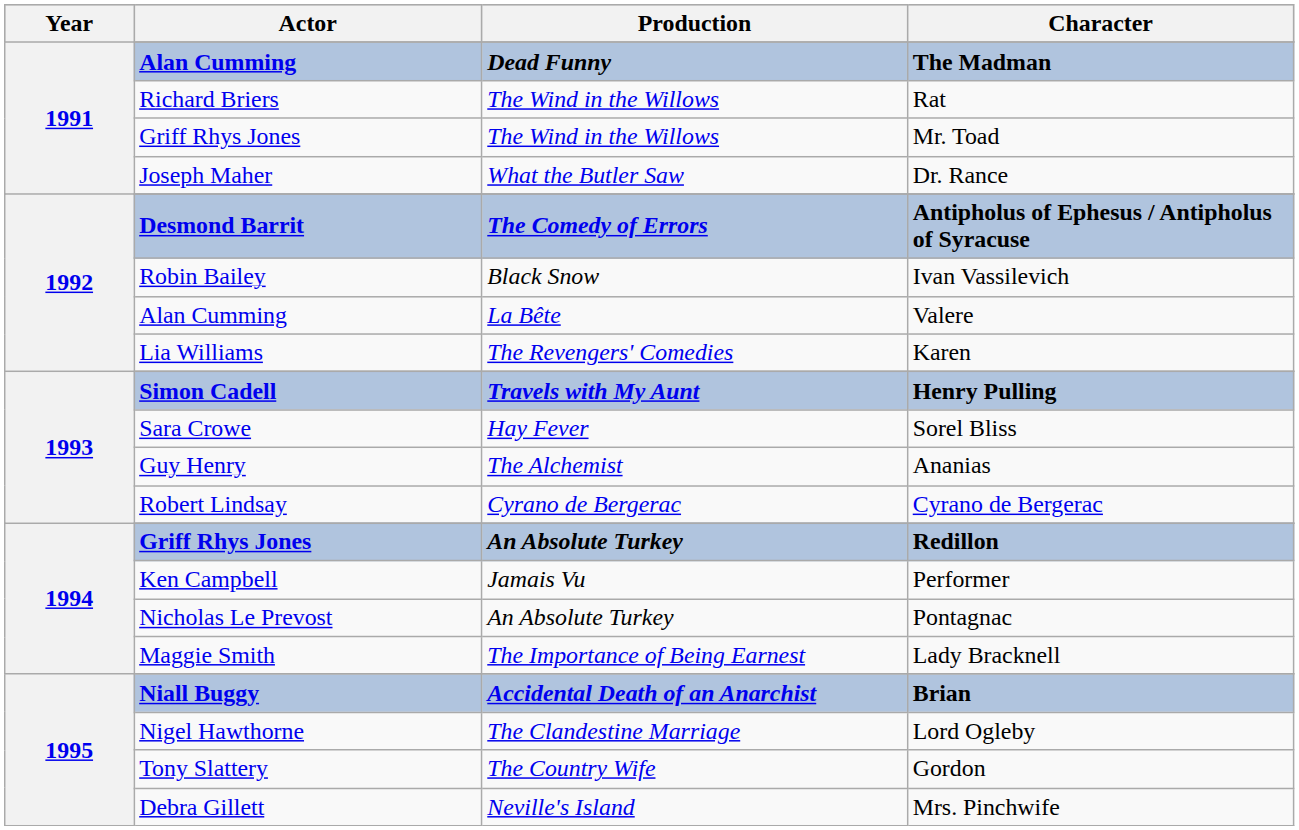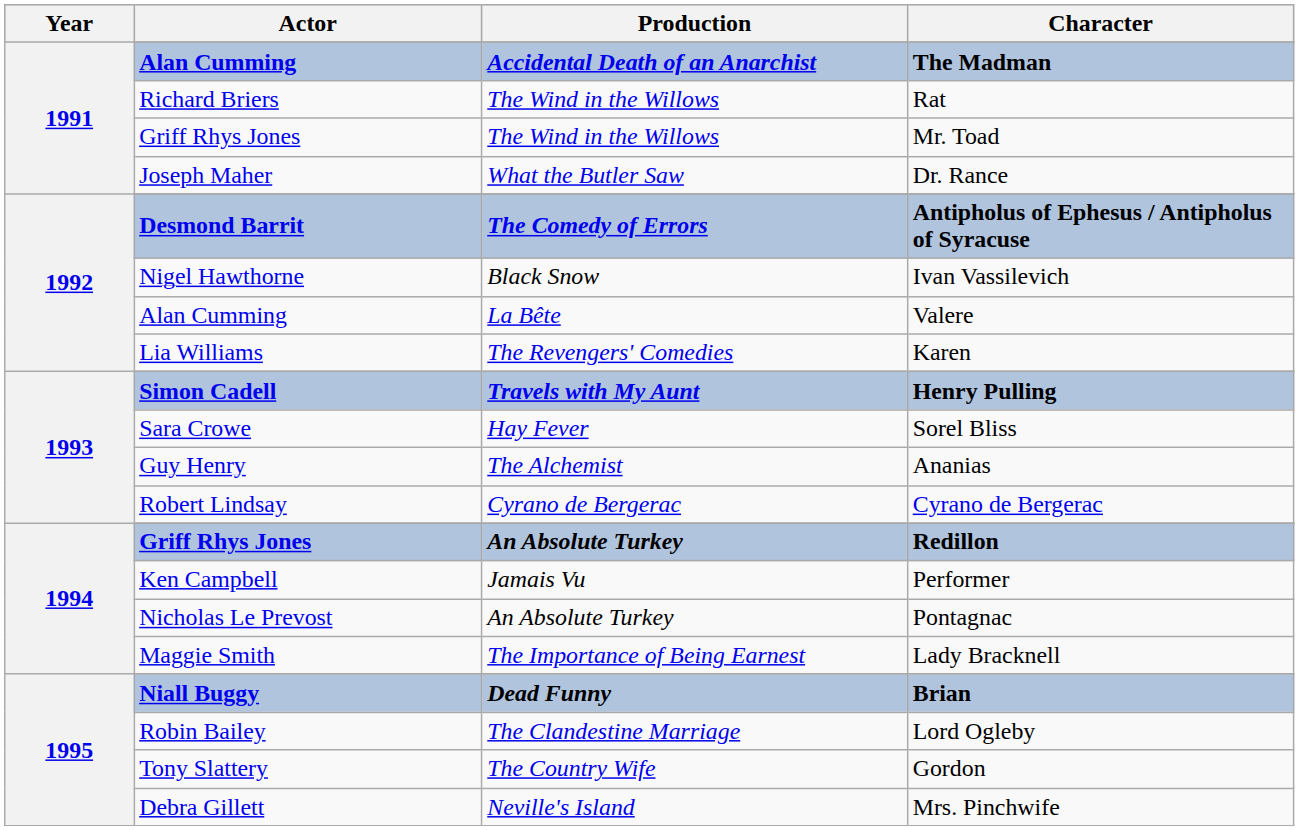(549, 61) Dead Funny -> (652, 61) Accidental Death of an Anarchist
(202, 277) Robin Bailey -> (222, 277) Nigel Hawthorne
(652, 692) Accidental Death of an Anarchist -> (549, 692) Dead Funny
(222, 730) Nigel Hawthorne -> (202, 730) Robin Bailey
